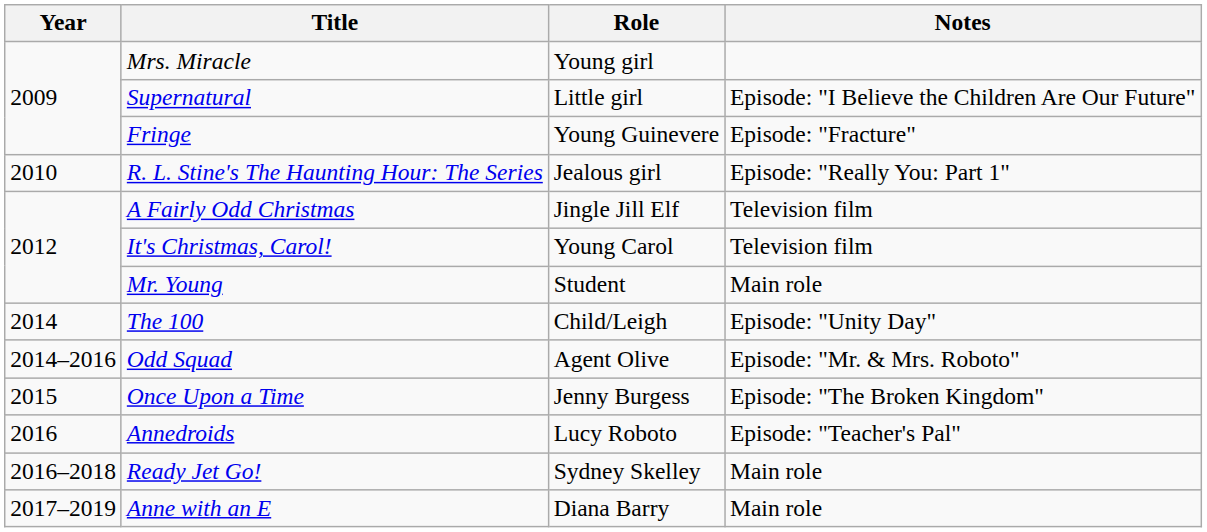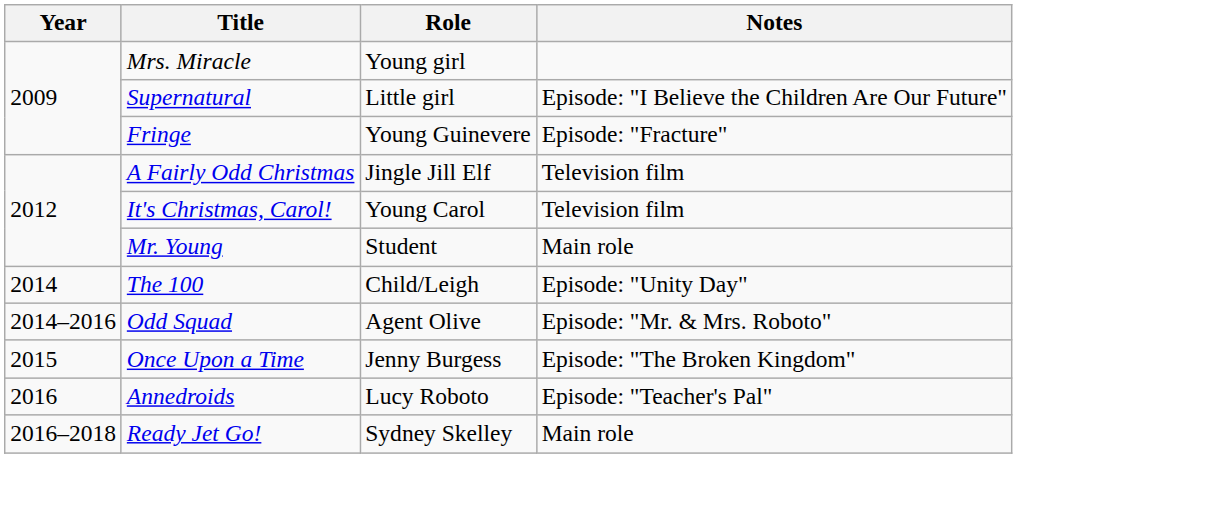- row: (335, 172)
- row: (199, 508)
